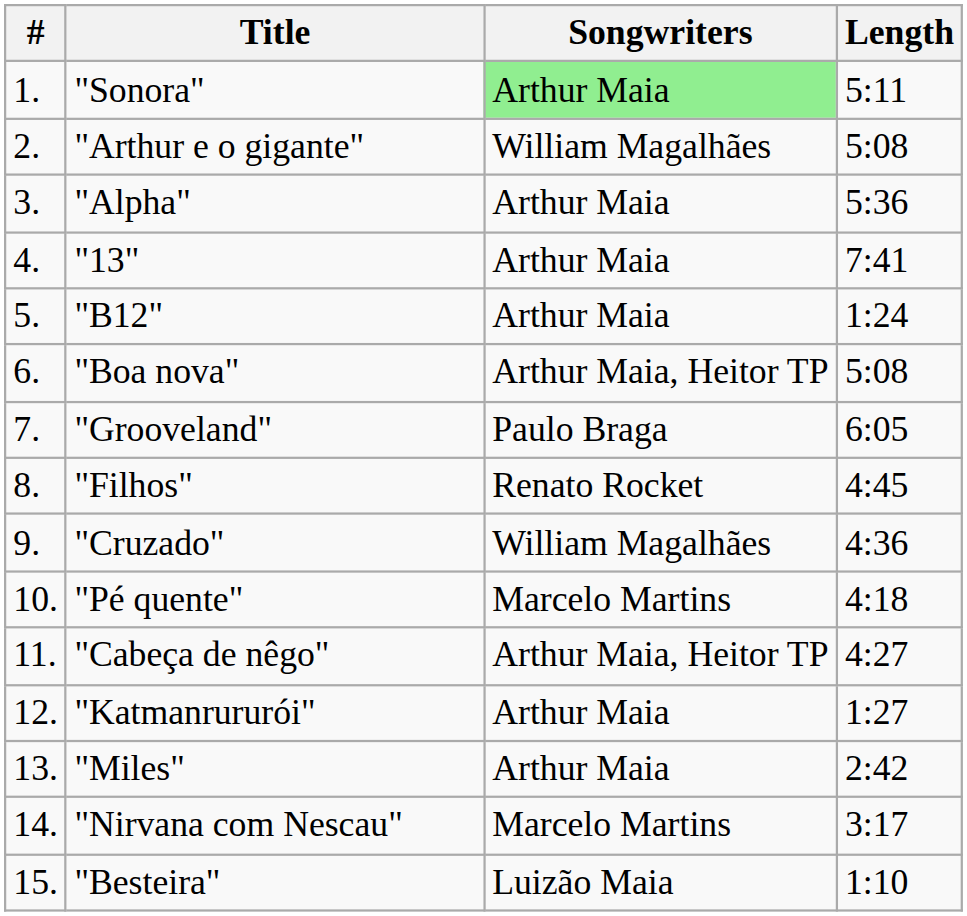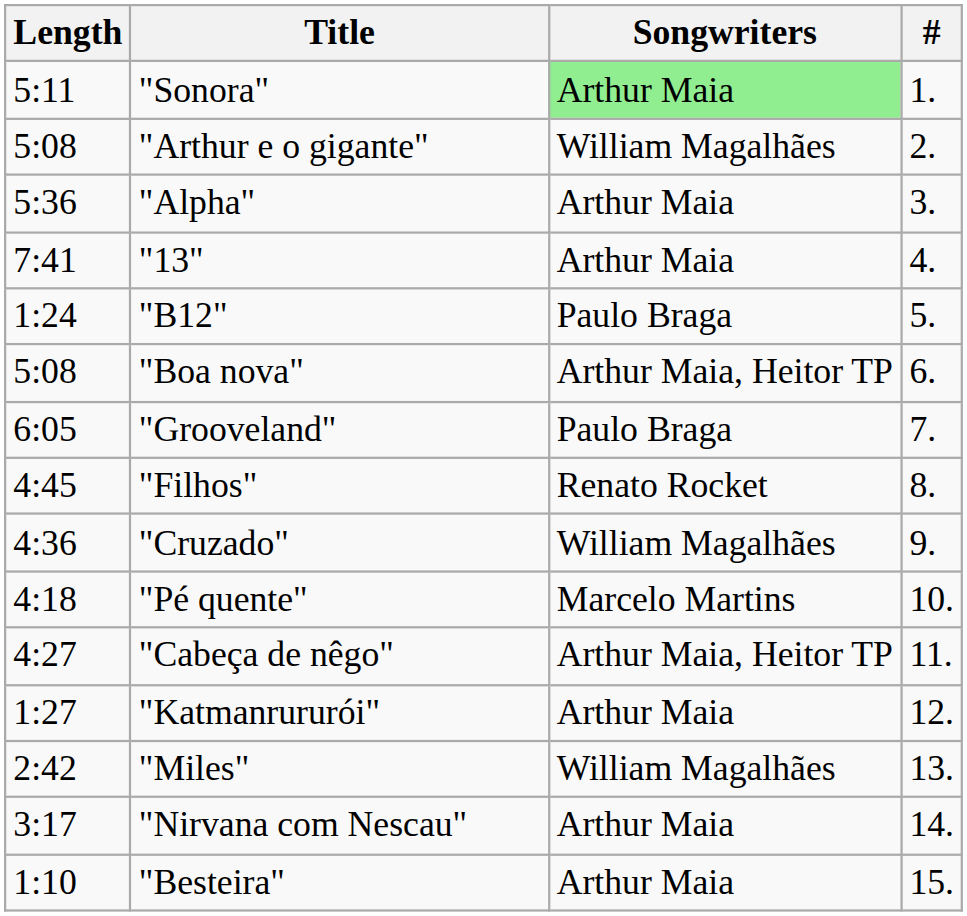columns swapped: (36, 32) <-> (899, 32)
(581, 315) Arthur Maia -> (644, 315) Paulo Braga
(581, 768) Arthur Maia -> (696, 768) William Magalhães
(612, 825) Marcelo Martins -> (645, 825) Arthur Maia
(583, 881) Luizão Maia -> (645, 881) Arthur Maia
